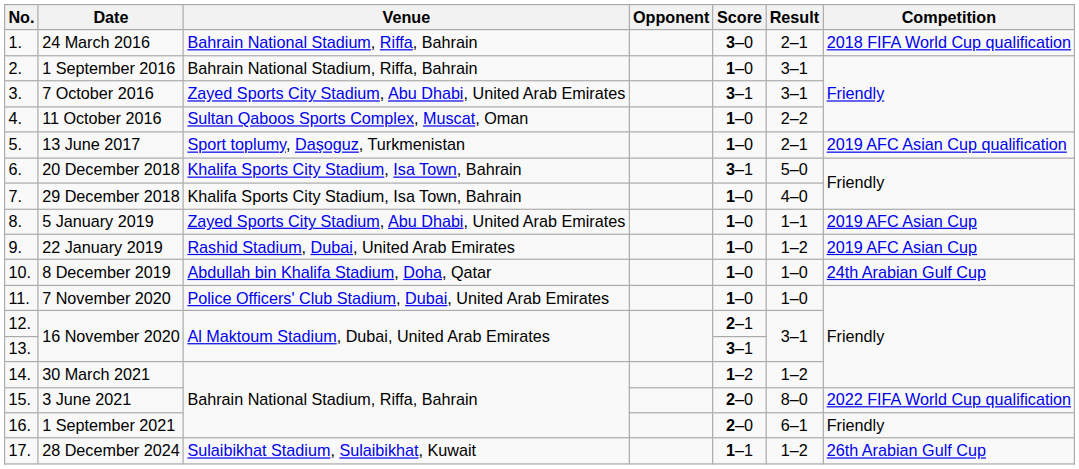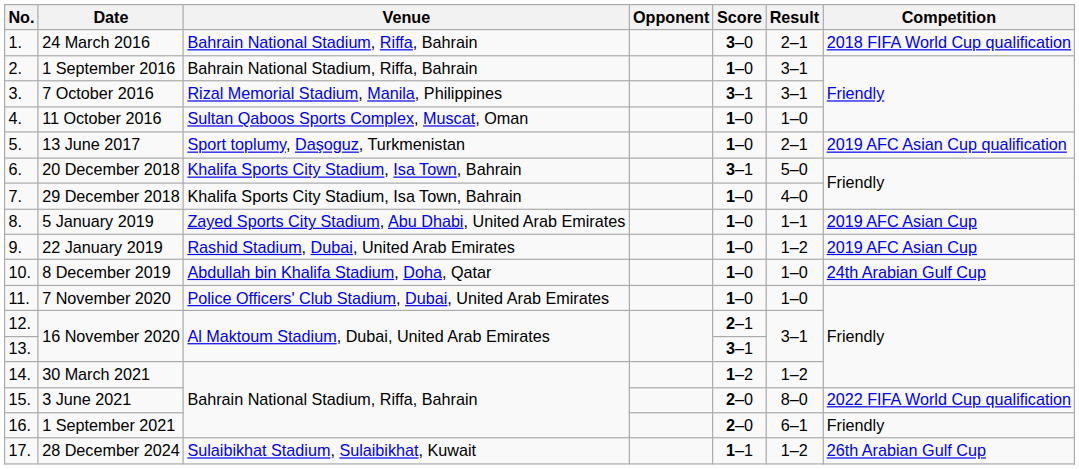(406, 93) Zayed Sports City Stadium, Abu Dhabi, United Arab Emirates -> (345, 93) Rizal Memorial Stadium, Manila, Philippines
(794, 119) 2–2 -> (794, 119) 1–0
